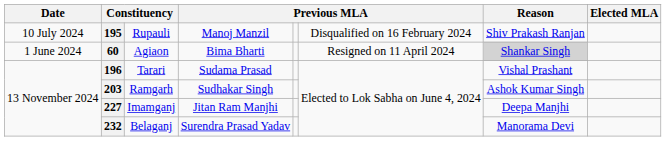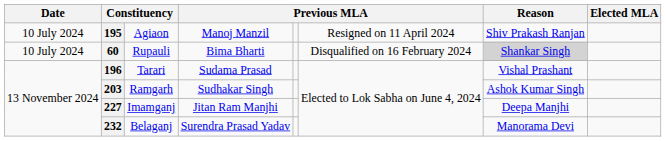(151, 32) Rupauli -> (151, 32) Agiaon
(391, 32) Disqualified on 16 February 2024 -> (391, 32) Resigned on 11 April 2024
(53, 51) 1 June 2024 -> (53, 51) 10 July 2024
(151, 51) Agiaon -> (151, 51) Rupauli
(391, 51) Resigned on 11 April 2024 -> (391, 51) Disqualified on 16 February 2024
